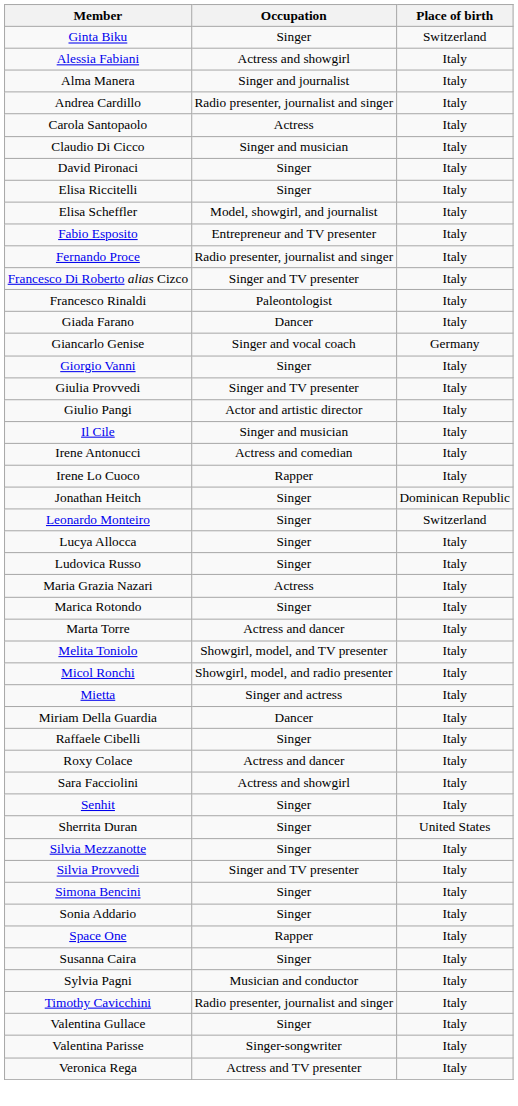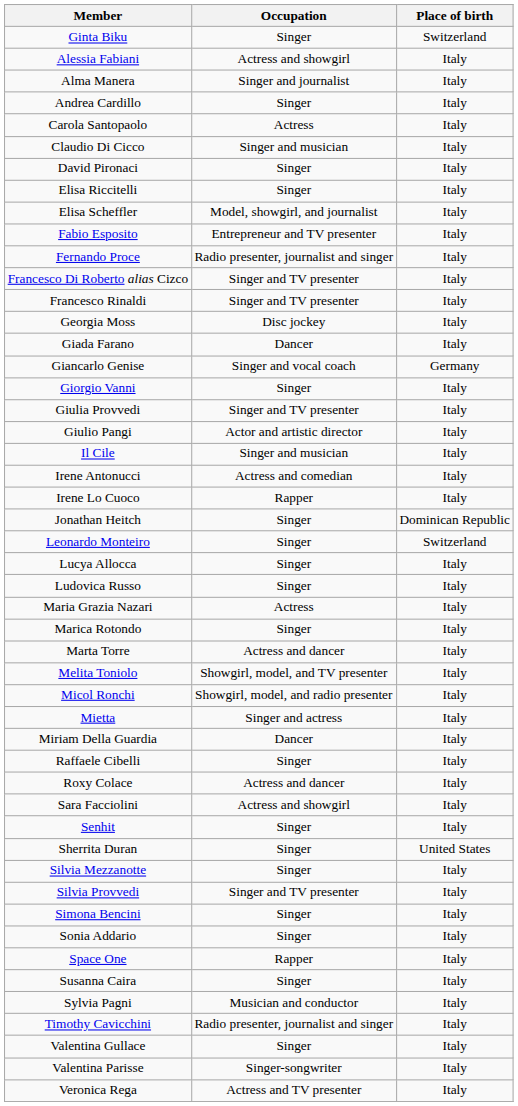(294, 103) Radio presenter, journalist and singer -> (294, 103) Singer
(294, 300) Paleontologist -> (294, 300) Singer and TV presenter
+ row: (98, 322)
